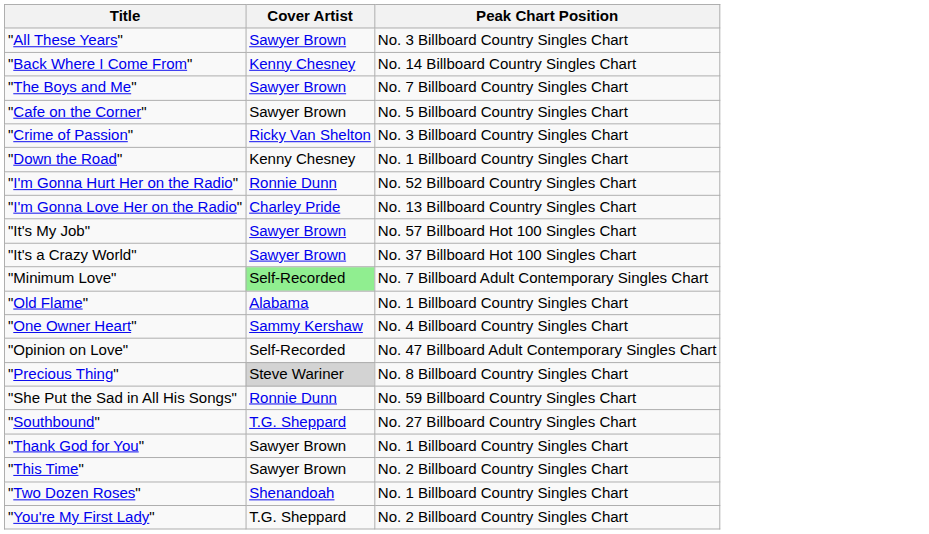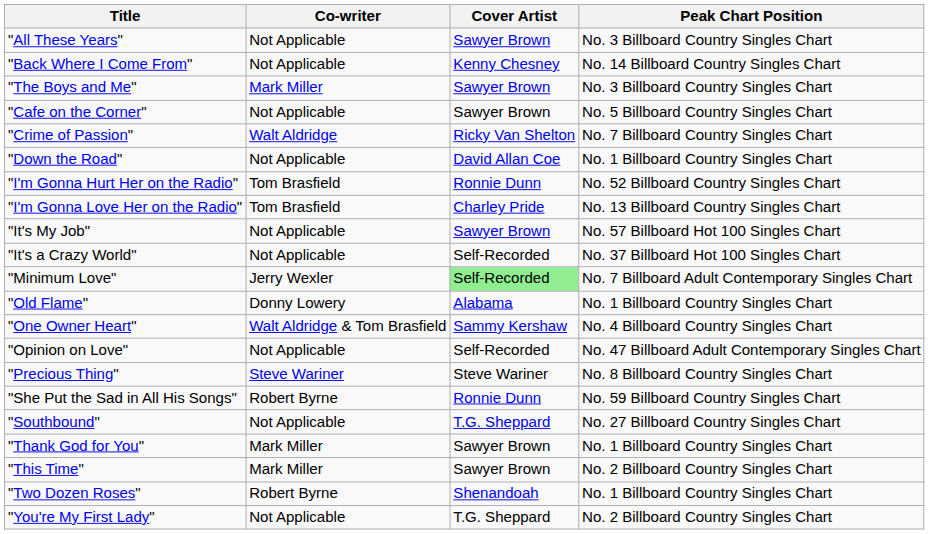+ column: (348, 16)
(503, 87) No. 7 Billboard Country Singles Chart -> (707, 87) No. 3 Billboard Country Singles Chart
(503, 135) No. 3 Billboard Country Singles Chart -> (707, 135) No. 7 Billboard Country Singles Chart
(302, 159) Kenny Chesney -> (507, 159) David Allan Coe
(298, 254) Sawyer Brown -> (501, 254) Self-Recorded
(297, 374) lightgrey background -> (501, 374) no background
